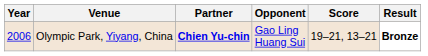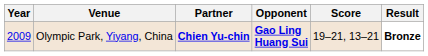(19, 36) 2006 -> (19, 36) 2009
(280, 36) normal -> (281, 36) bold
